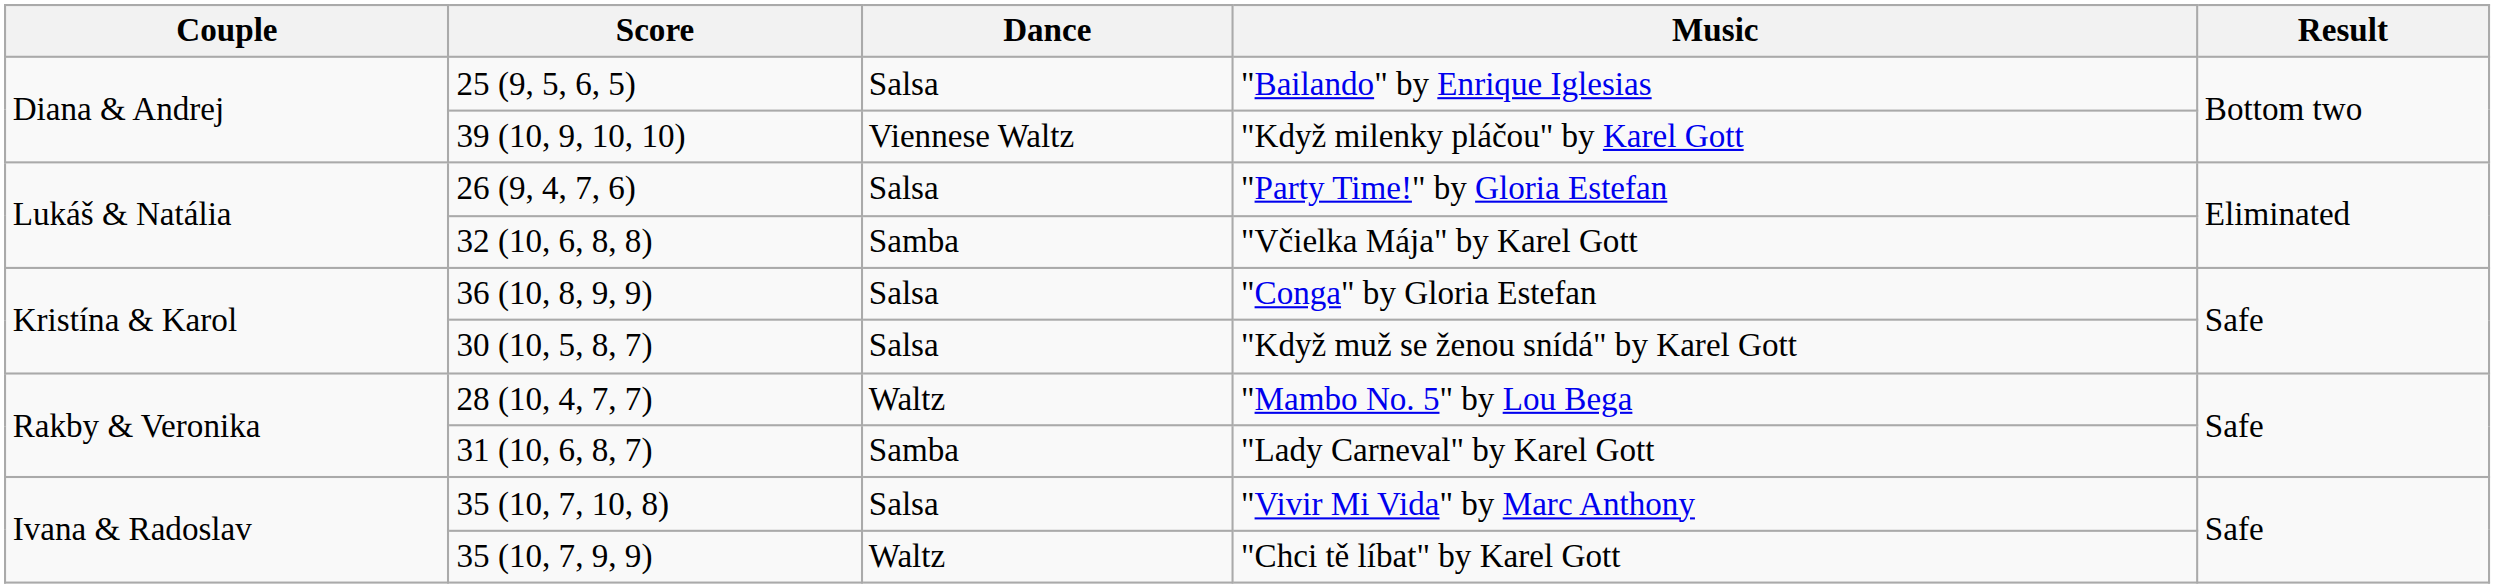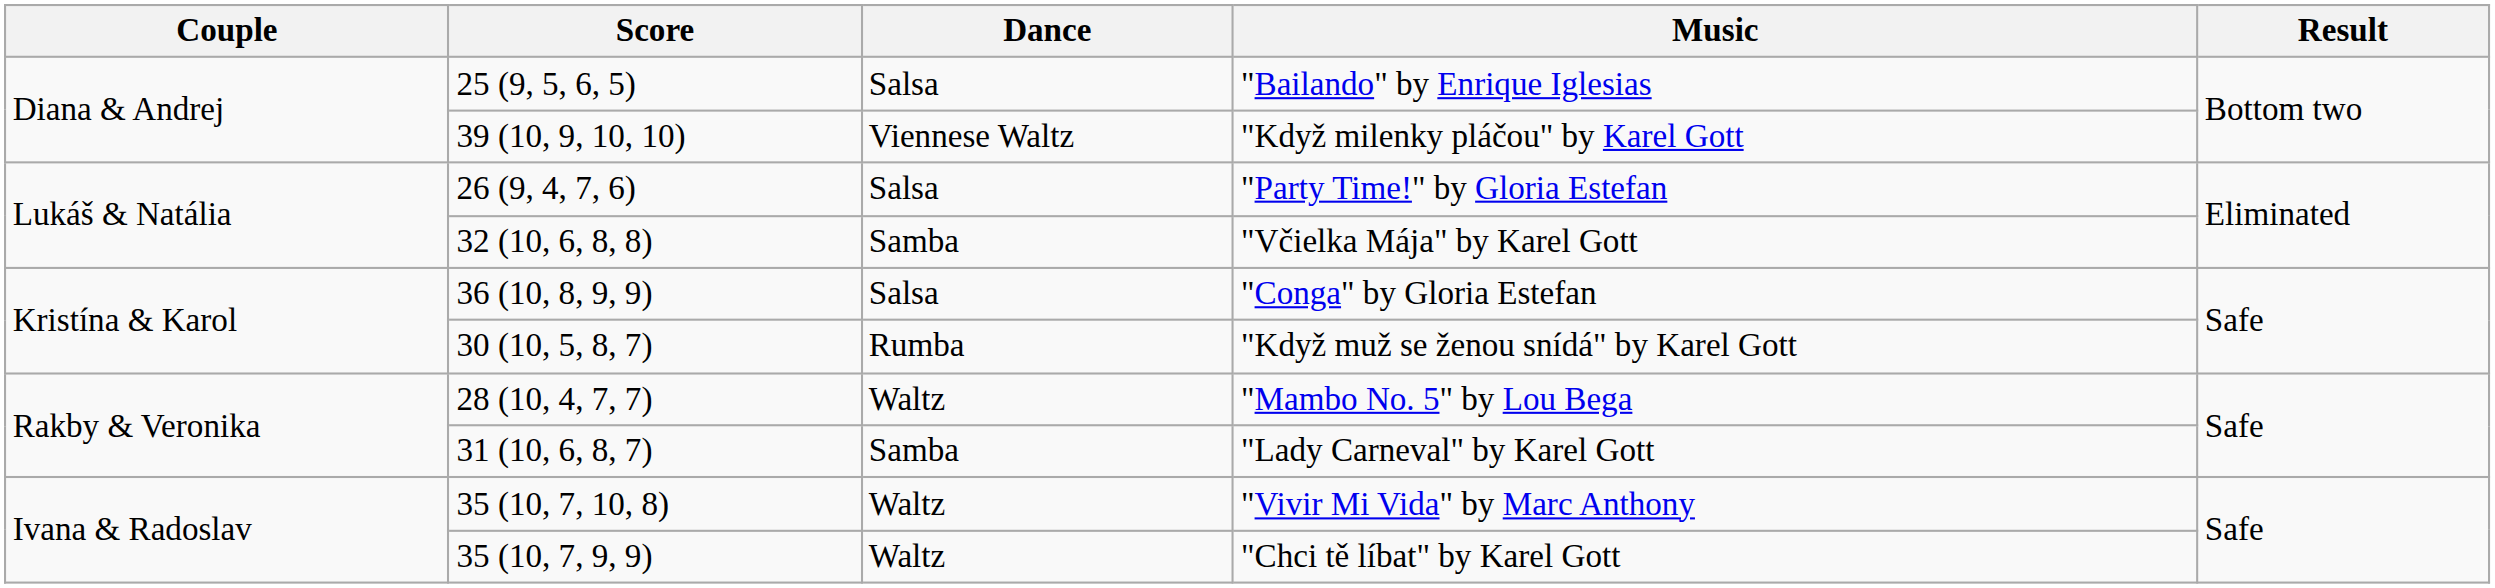(904, 345) Salsa -> (917, 345) Rumba
(904, 503) Salsa -> (907, 503) Waltz
